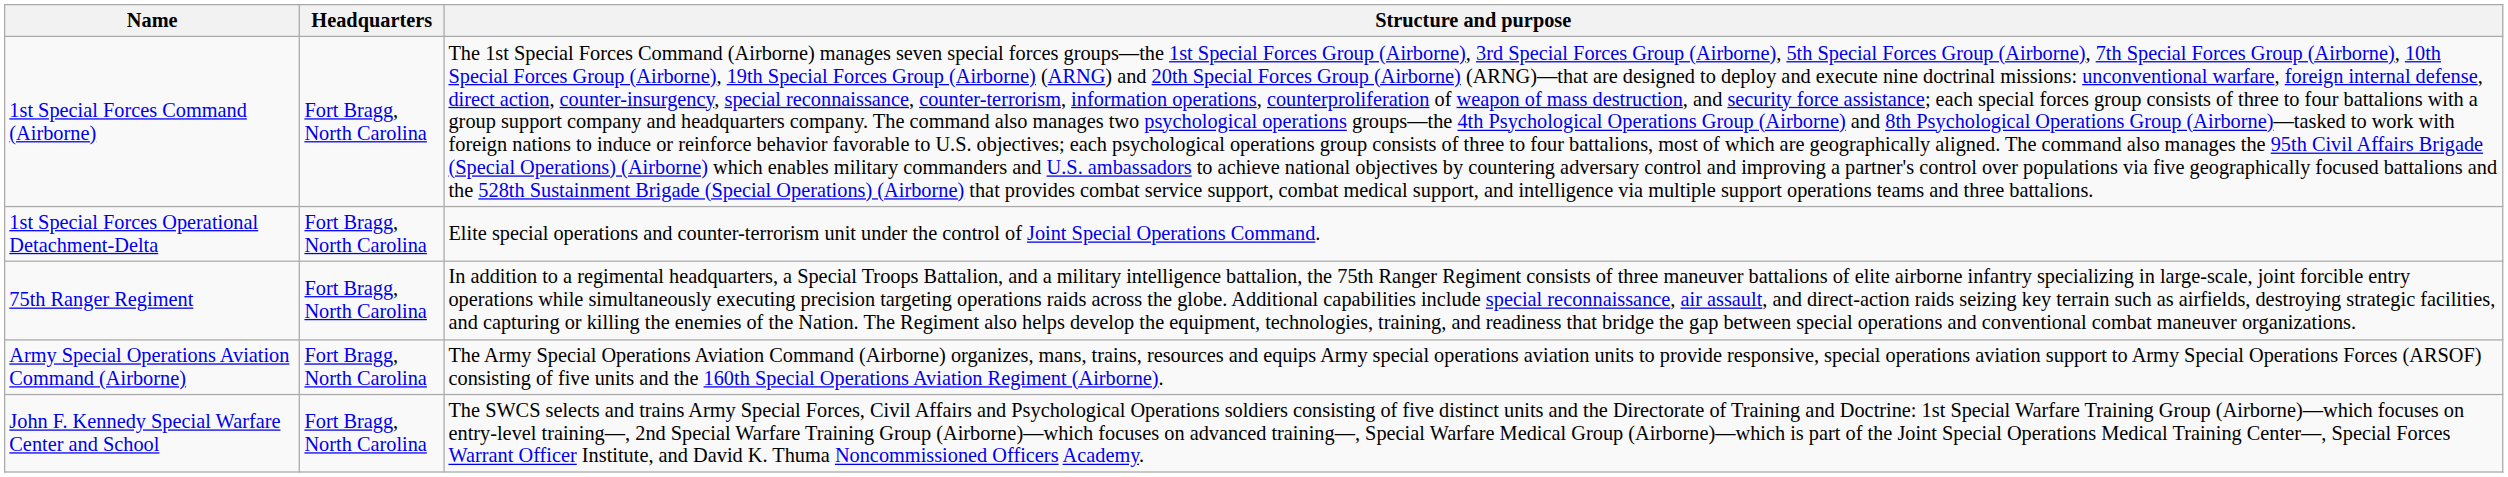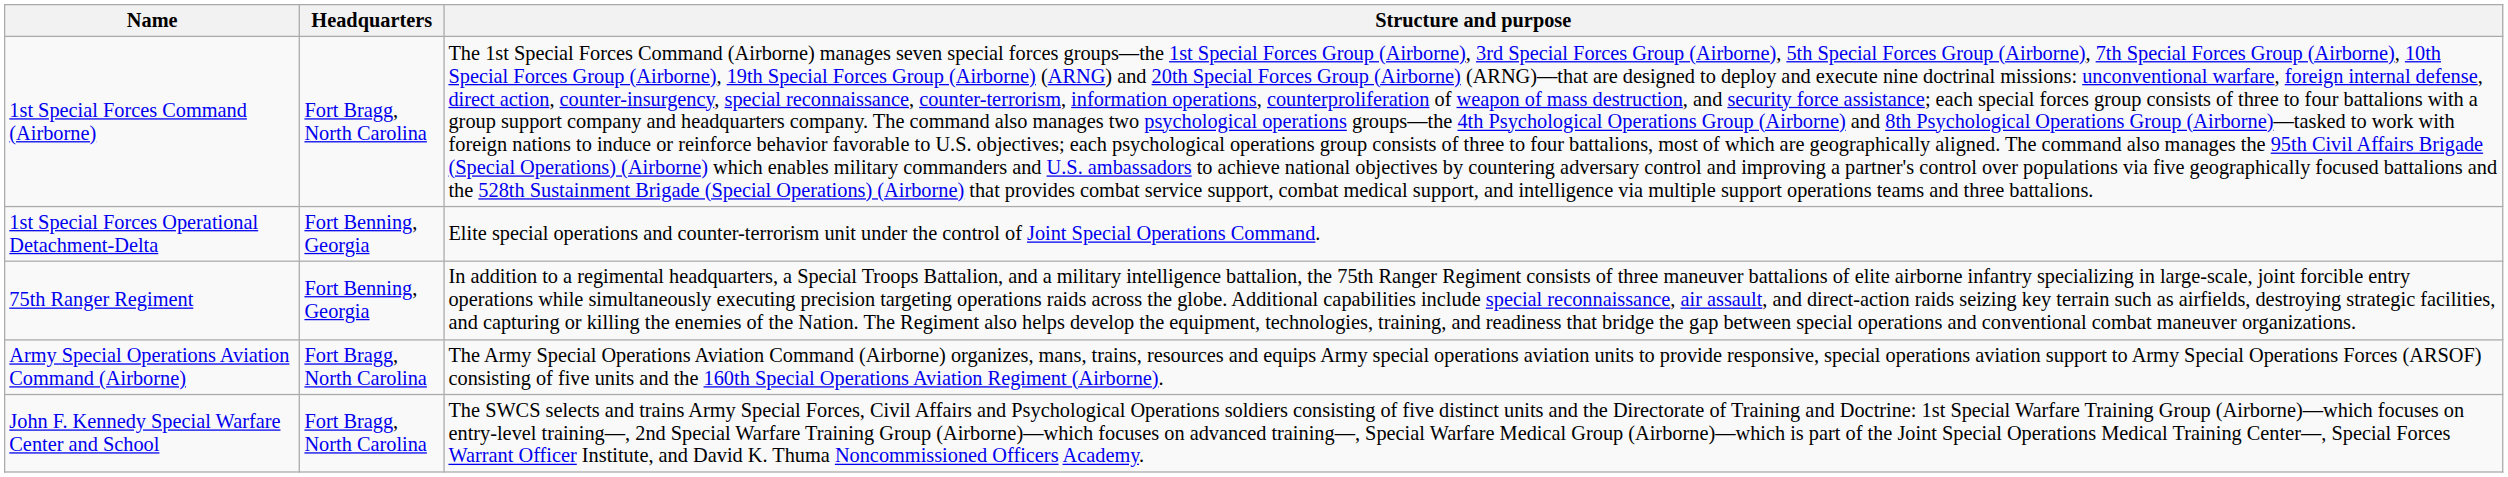(366, 233) Fort Bragg, North Carolina -> (361, 233) Fort Benning, Georgia
(366, 300) Fort Bragg, North Carolina -> (361, 300) Fort Benning, Georgia
